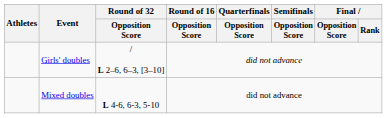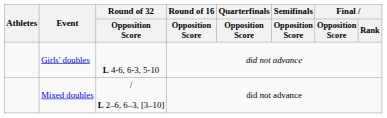(131, 60) / L 2–6, 6–3, [3–10] -> (131, 70) L 4-6, 6-3, 5-10
(131, 106) L 4-6, 6-3, 5-10 -> (131, 95) / L 2–6, 6–3, [3–10]
